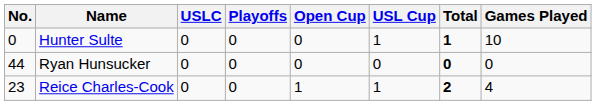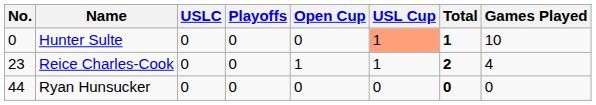(377, 40) no background -> (377, 40) lightsalmon background
rows swapped: (106, 87) <-> (95, 64)
